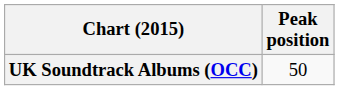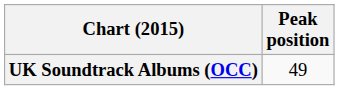(298, 69) 50 -> (298, 69) 49
